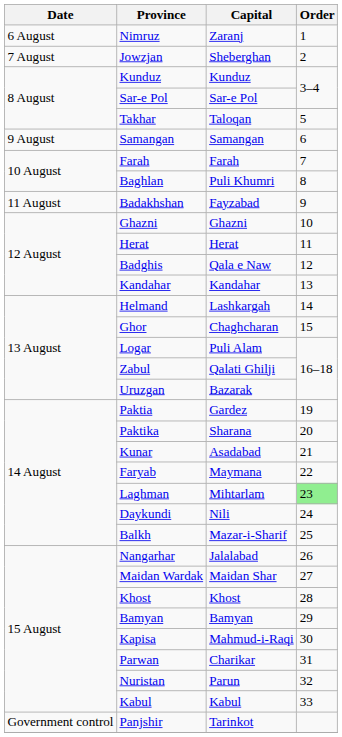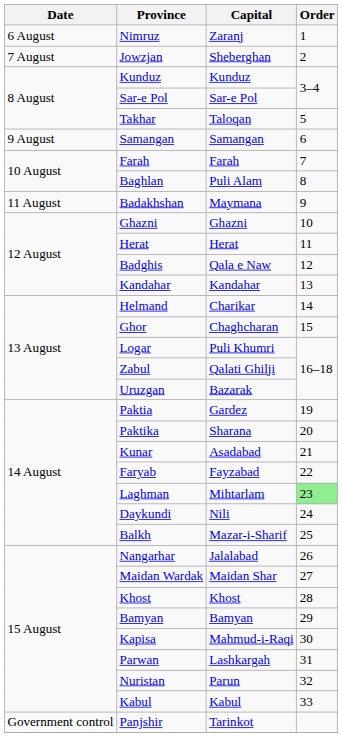(242, 181) Puli Khumri -> (236, 181) Puli Alam
(234, 202) Fayzabad -> (235, 202) Maymana
(240, 306) Lashkargah -> (232, 306) Charikar
(236, 347) Puli Alam -> (242, 347) Puli Khumri
(235, 472) Maymana -> (234, 472) Fayzabad
(232, 659) Charikar -> (240, 659) Lashkargah
